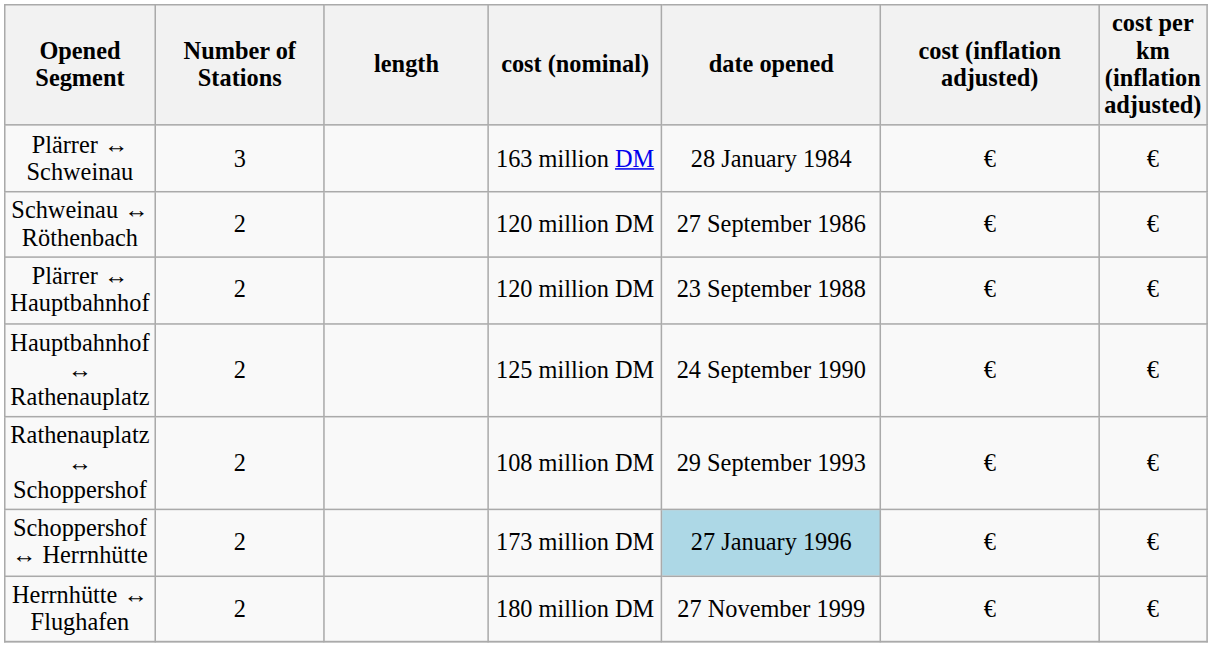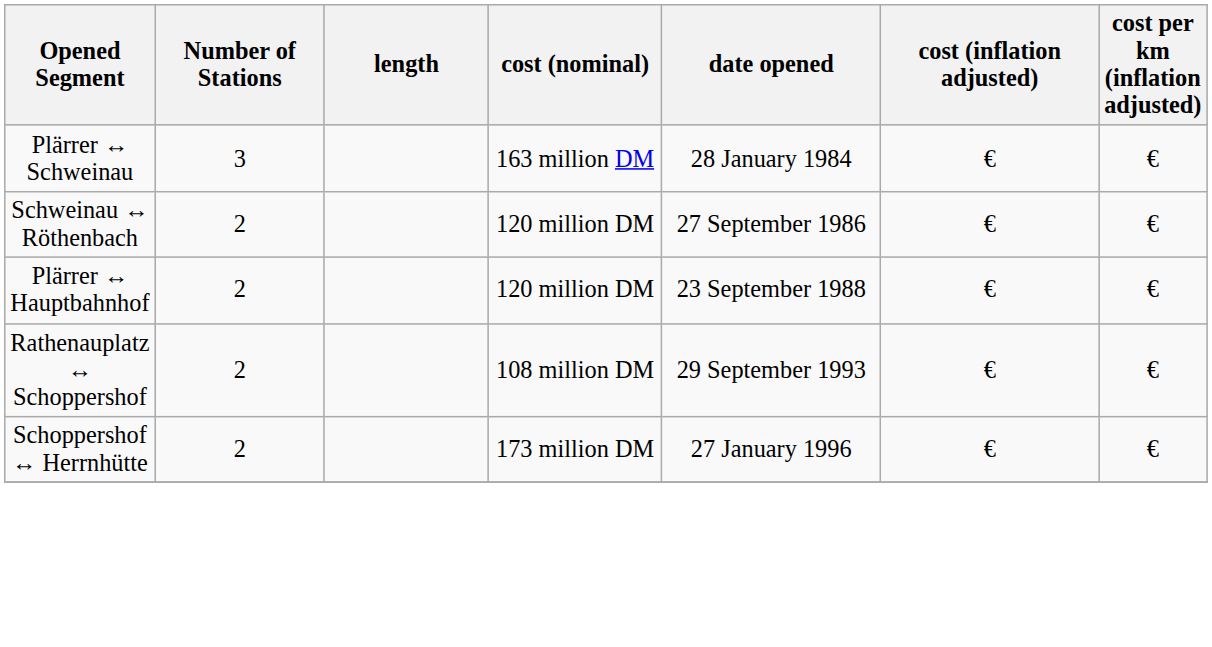- row: (80, 369)
(771, 542) lightblue background -> (771, 449) no background
- row: (80, 608)
